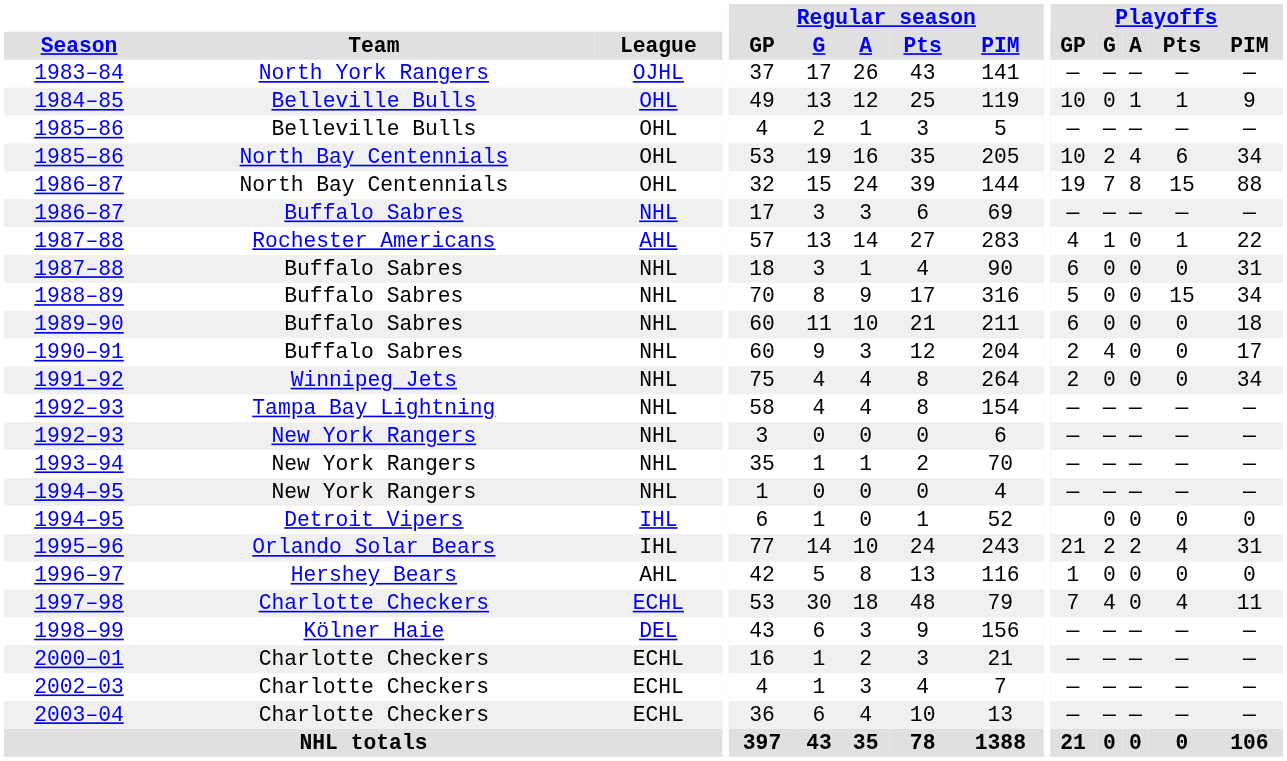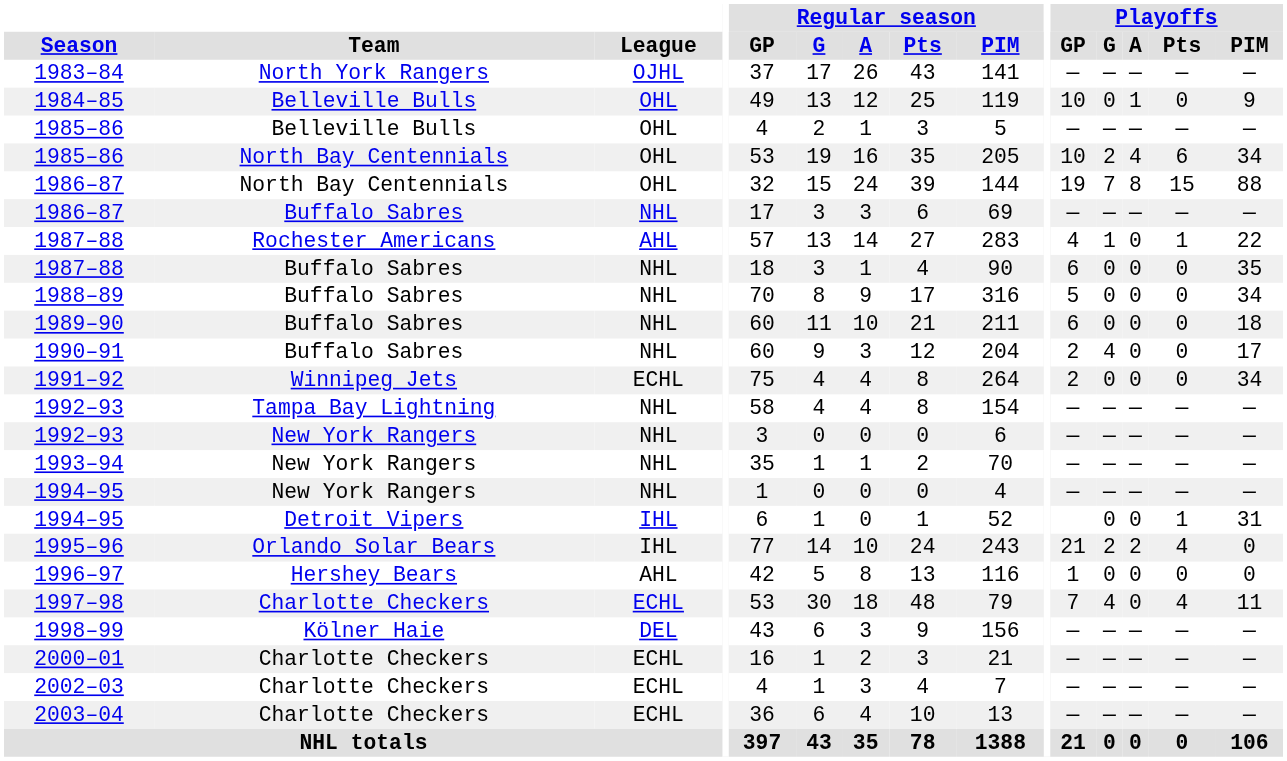(1182, 102) 1 -> (1182, 102) 0
(1249, 269) 31 -> (1249, 269) 35
(1182, 297) 15 -> (1182, 297) 0
(658, 380) NHL -> (658, 380) ECHL
(1182, 520) 0 -> (1182, 520) 1
(1249, 520) 0 -> (1249, 520) 31
(1249, 548) 31 -> (1249, 548) 0
